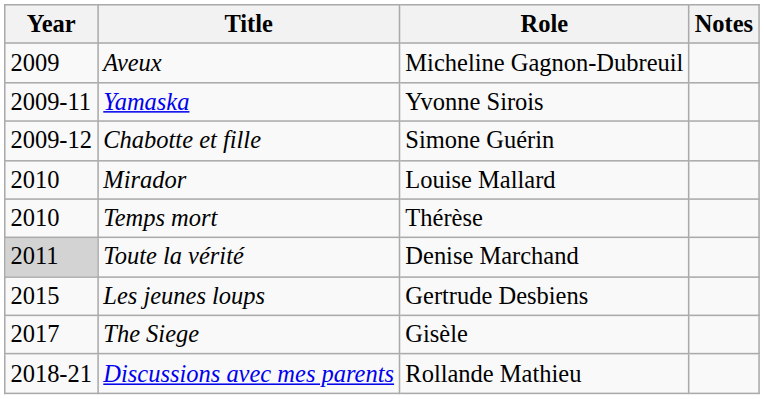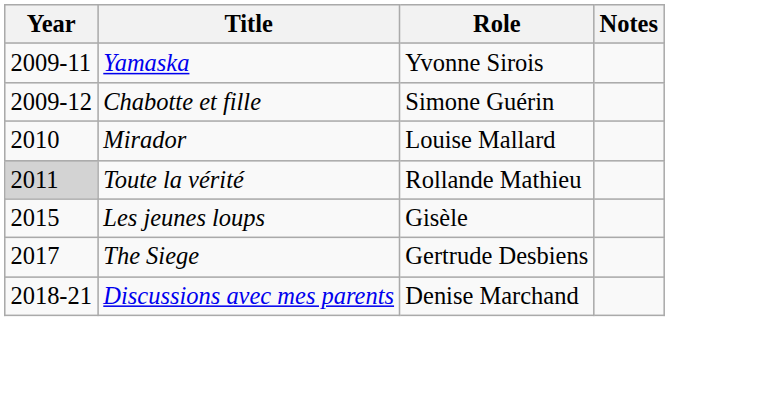- row: (133, 62)
- row: (160, 218)
(492, 256) Denise Marchand -> (493, 179) Rollande Mathieu
(497, 295) Gertrude Desbiens -> (437, 218) Gisèle
(437, 334) Gisèle -> (497, 256) Gertrude Desbiens
(493, 373) Rollande Mathieu -> (492, 295) Denise Marchand
